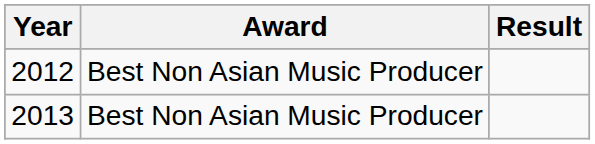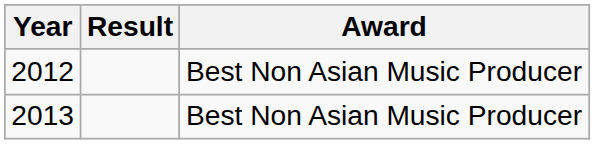columns swapped: (285, 26) <-> (539, 26)
